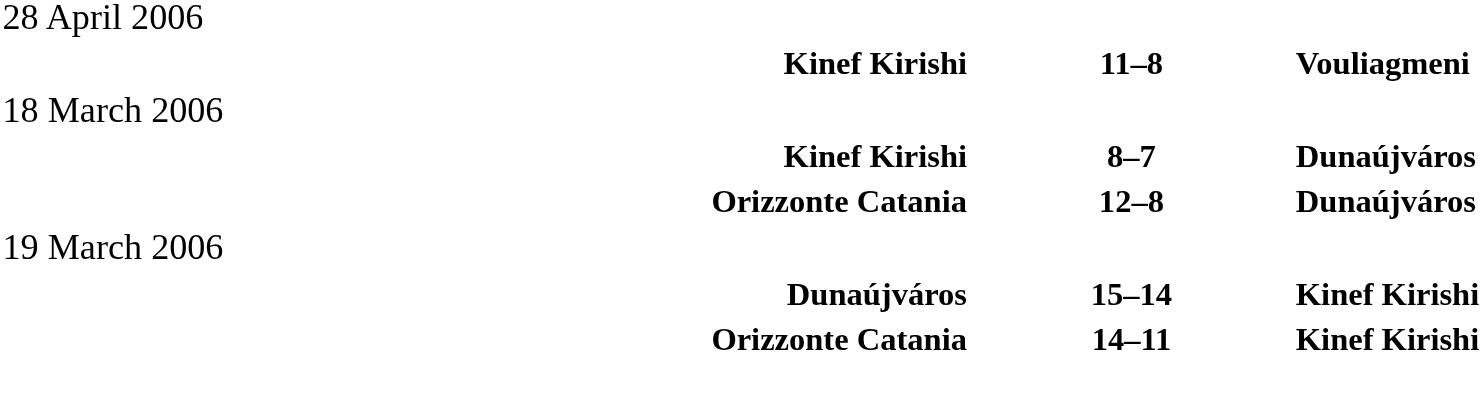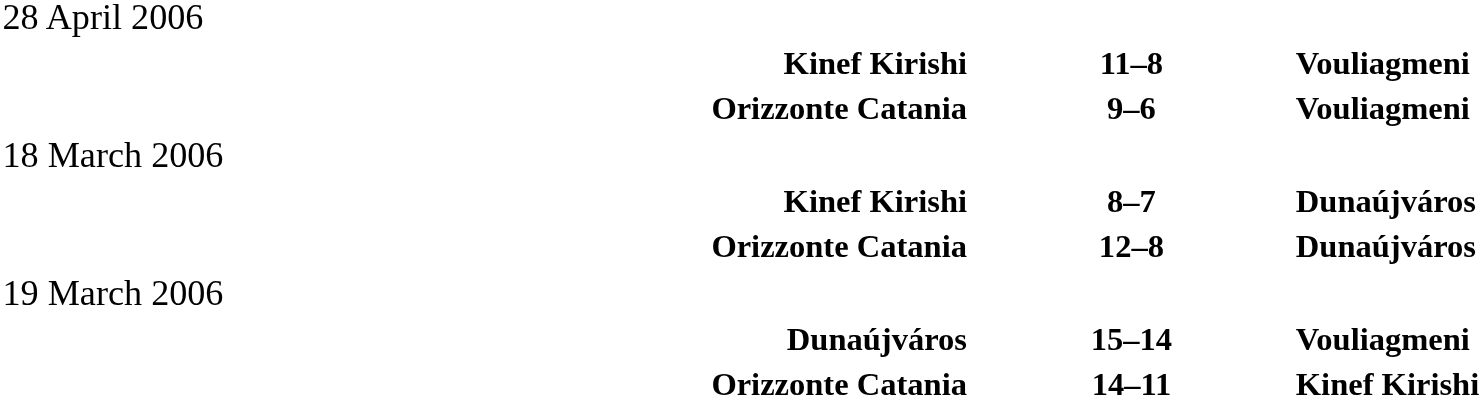+ row: (839, 108)
(1388, 293) Kinef Kirishi -> (1383, 339) Vouliagmeni
